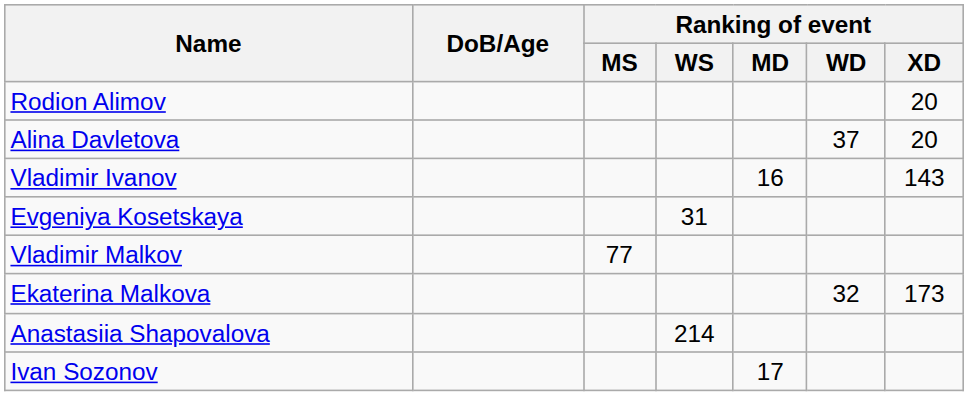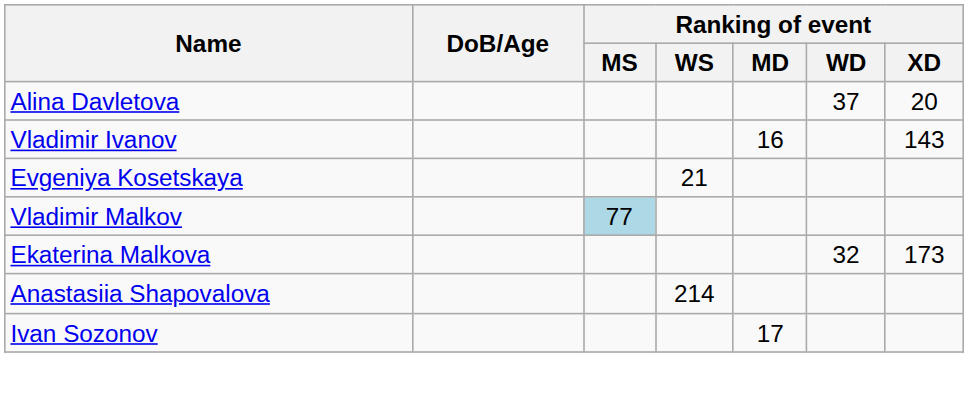- row: (88, 101)
(694, 217) 31 -> (694, 178) 21
(619, 255) no background -> (619, 217) lightblue background
